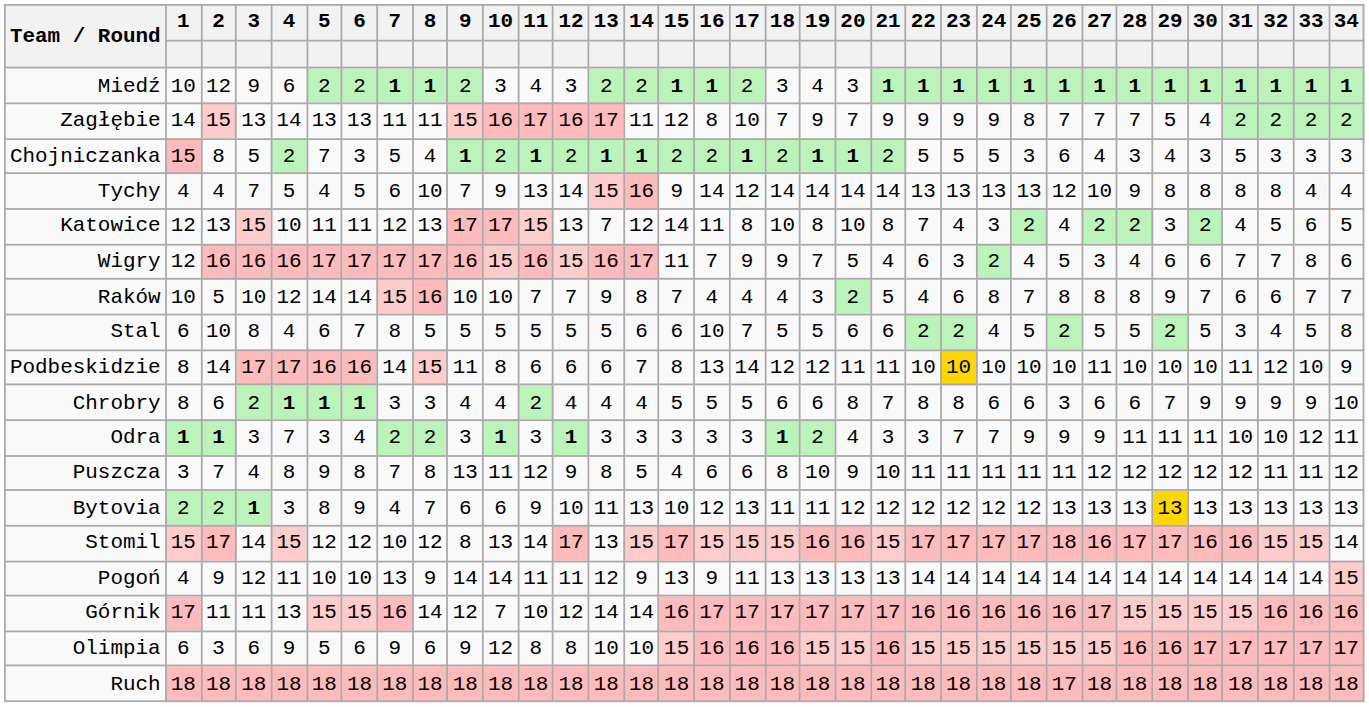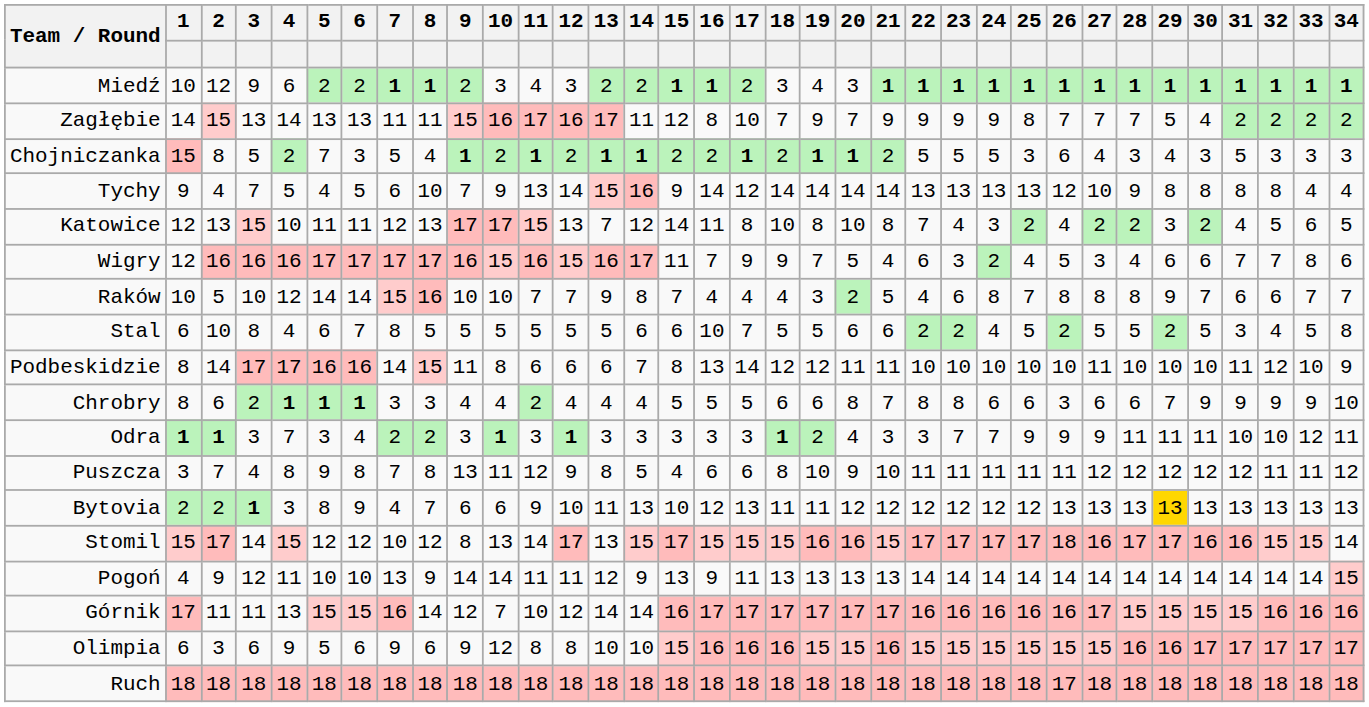(183, 191) 4 -> (183, 191) 9
(959, 367) gold background -> (959, 367) no background
